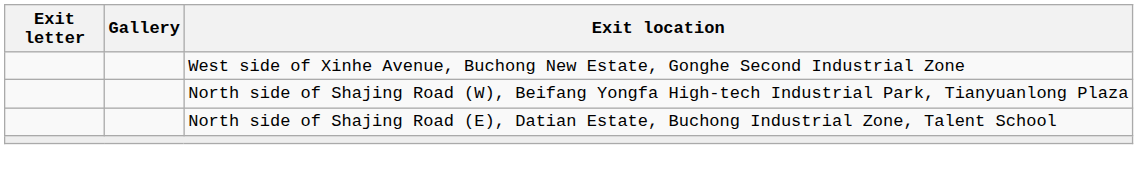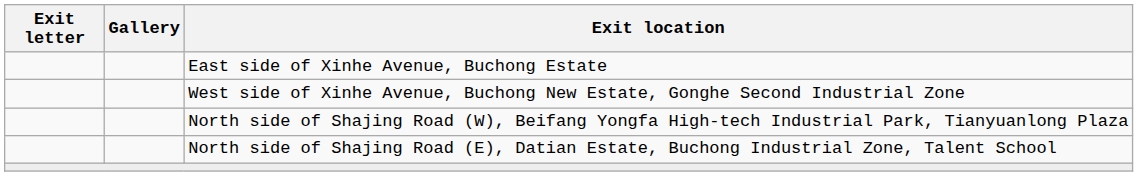+ row: (398, 66)
